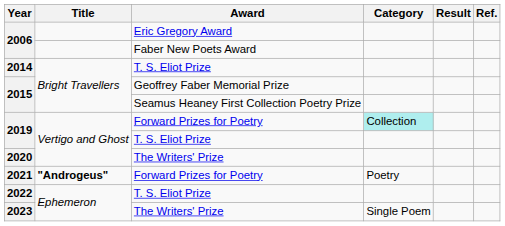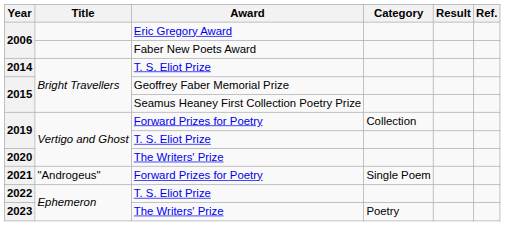(391, 121) paleturquoise background -> (391, 121) no background
(73, 175) bold -> (69, 175) normal
(383, 175) Poetry -> (399, 175) Single Poem
(399, 211) Single Poem -> (383, 211) Poetry
